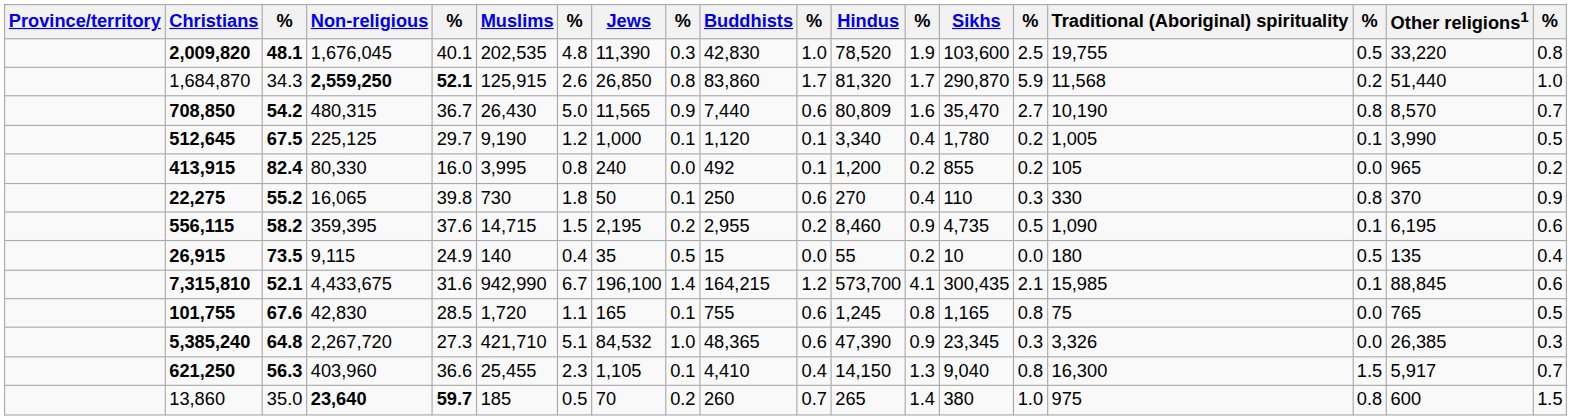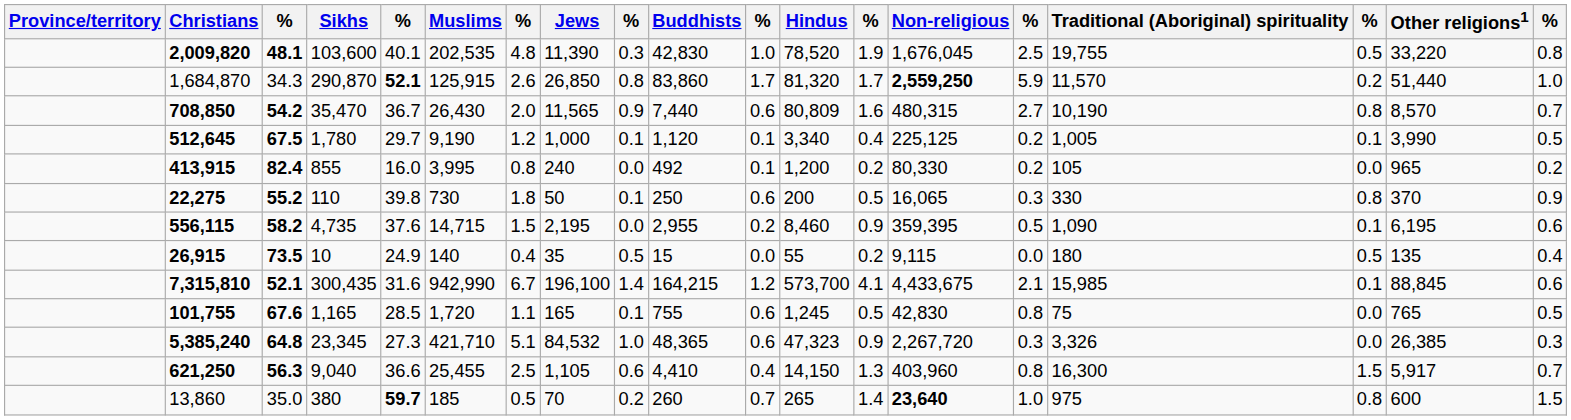columns swapped: (370, 21) <-> (976, 21)
(1079, 81) 11,568 -> (1079, 81) 11,570
(575, 110) 5.0 -> (523, 110) 2.0
(850, 197) 270 -> (799, 197) 200
(922, 197) 0.4 -> (871, 197) 0.5
(683, 226) 0.2 -> (631, 226) 0.0
(922, 313) 0.8 -> (871, 313) 0.5
(863, 342) 47,390 -> (812, 342) 47,323
(575, 371) 2.3 -> (523, 371) 2.5
(683, 371) 0.1 -> (631, 371) 0.6
